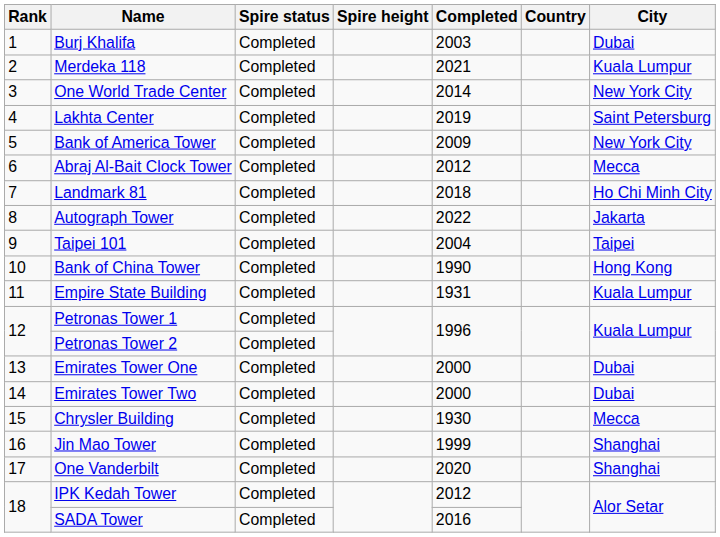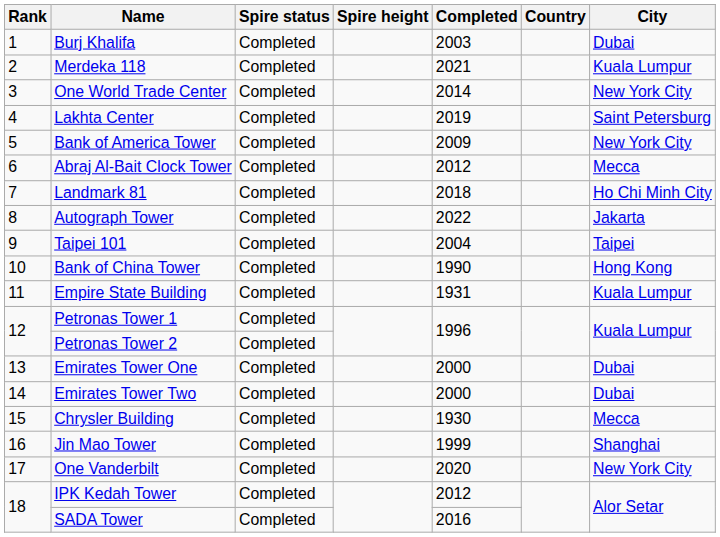(626, 469) Shanghai -> (642, 469) New York City
